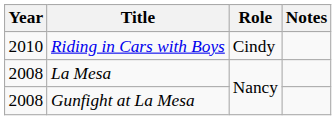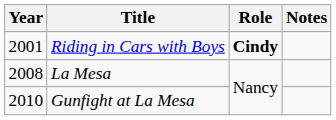(26, 45) 2010 -> (26, 45) 2001
(254, 45) normal -> (255, 45) bold
(26, 100) 2008 -> (26, 100) 2010
